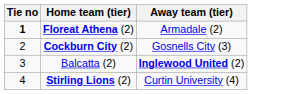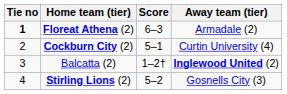+ column: (154, 13)
(191, 47) Gosnells City (3) -> (226, 47) Curtin University (4)
(192, 81) Curtin University (4) -> (226, 81) Gosnells City (3)
